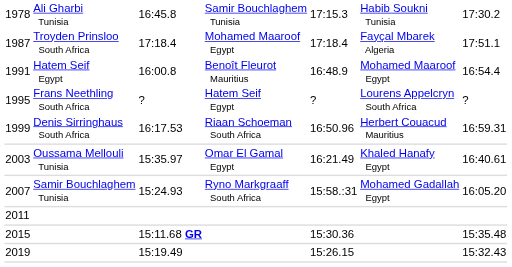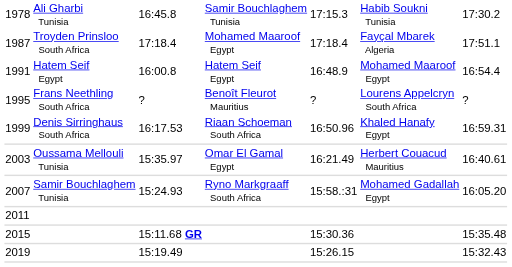(240, 71) Benoît Fleurot Mauritius -> (233, 71) Hatem Seif Egypt
(233, 100) Hatem Seif Egypt -> (240, 100) Benoît Fleurot Mauritius
(403, 128) Herbert Couacud Mauritius -> (397, 128) Khaled Hanafy Egypt
(397, 159) Khaled Hanafy Egypt -> (403, 159) Herbert Couacud Mauritius
